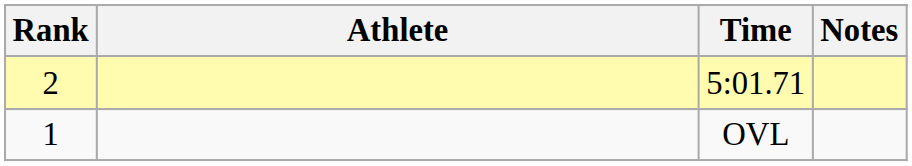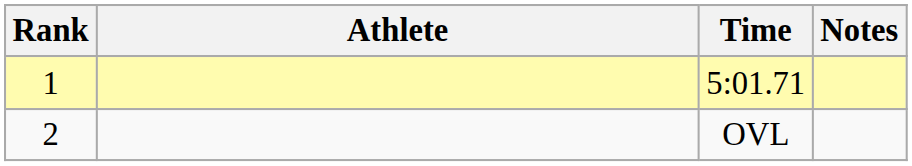(51, 82) 2 -> (51, 82) 1
(51, 133) 1 -> (51, 133) 2
